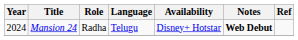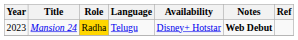(16, 27) 2024 -> (16, 27) 2023
(94, 27) no background -> (94, 27) gold background
